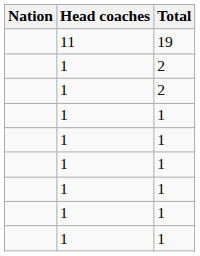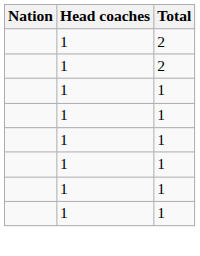- row: (68, 41)
